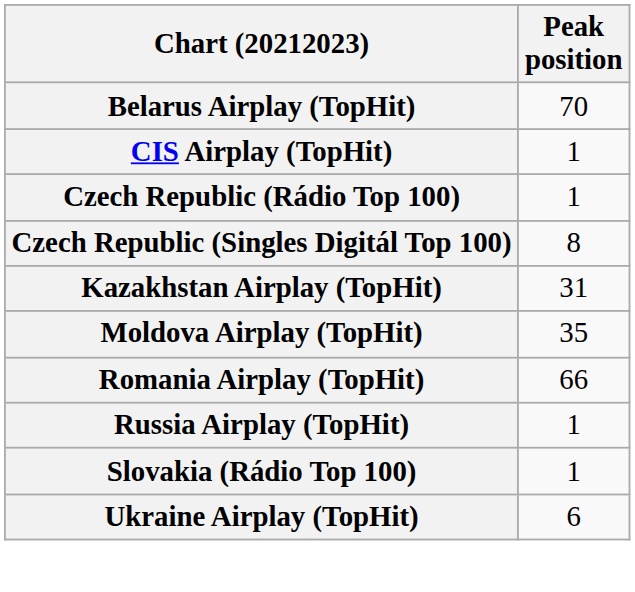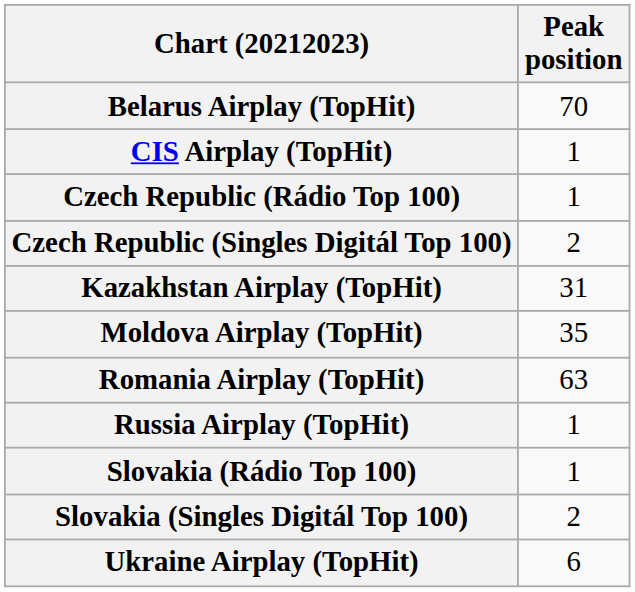(574, 242) 8 -> (574, 242) 2
(574, 379) 66 -> (574, 379) 63
+ row: (262, 516)
